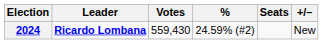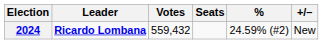columns swapped: (225, 13) <-> (274, 13)
(171, 30) 559,430 -> (171, 30) 559,432
